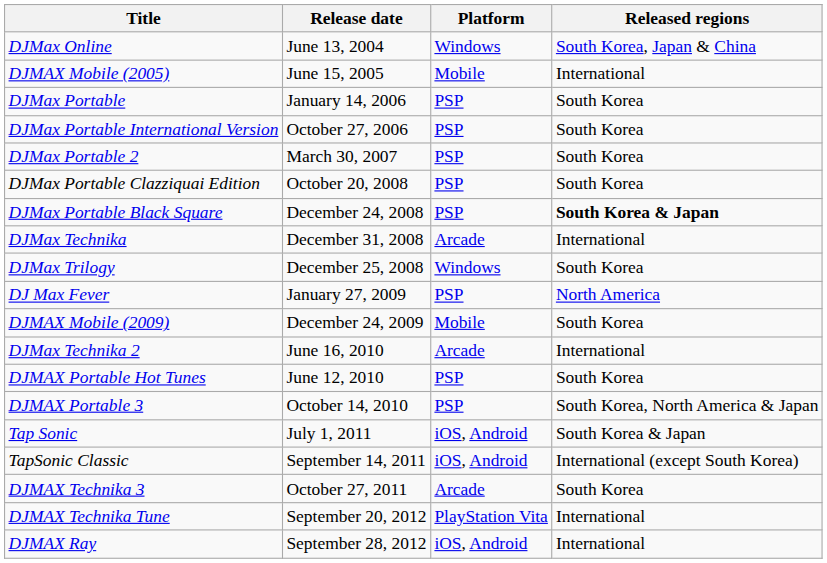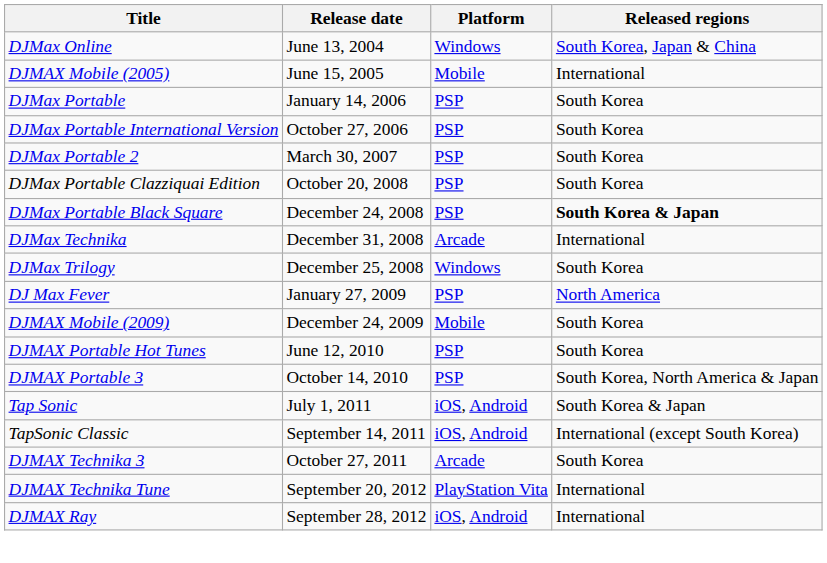- row: (74, 350)
